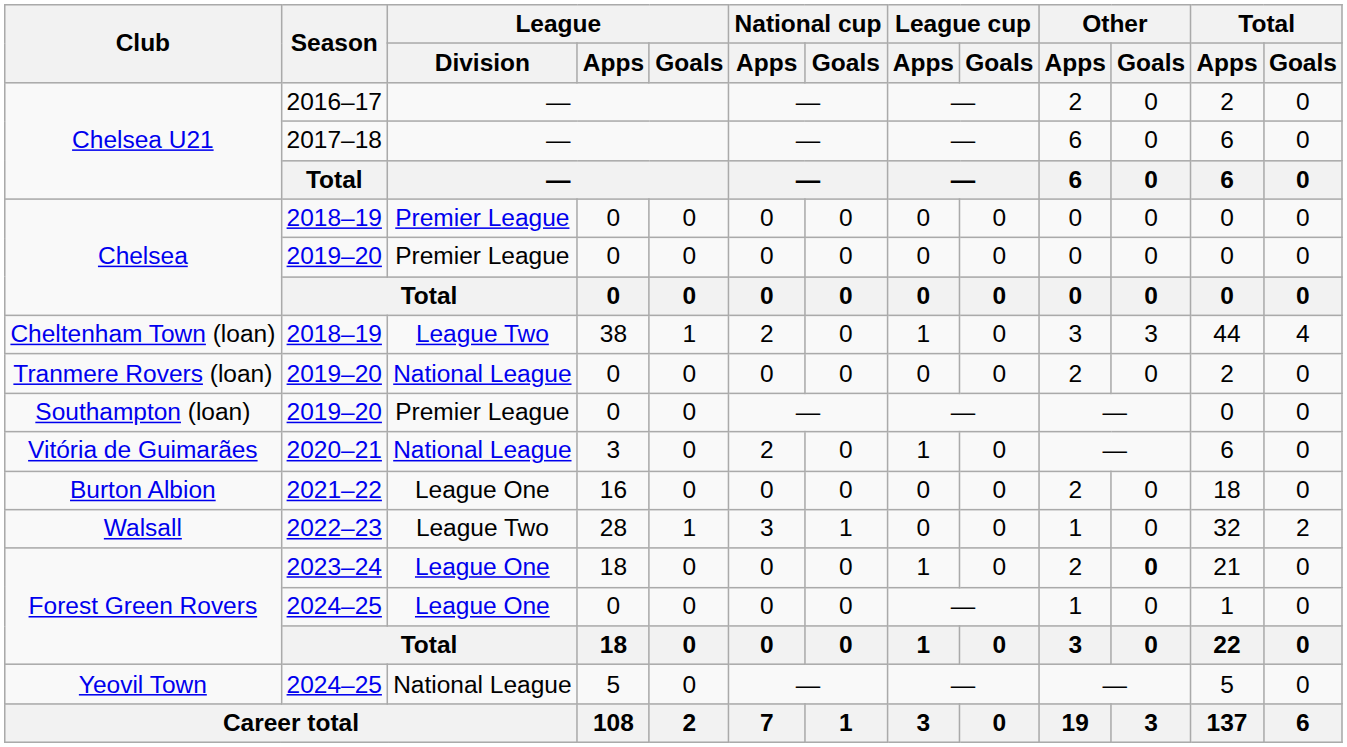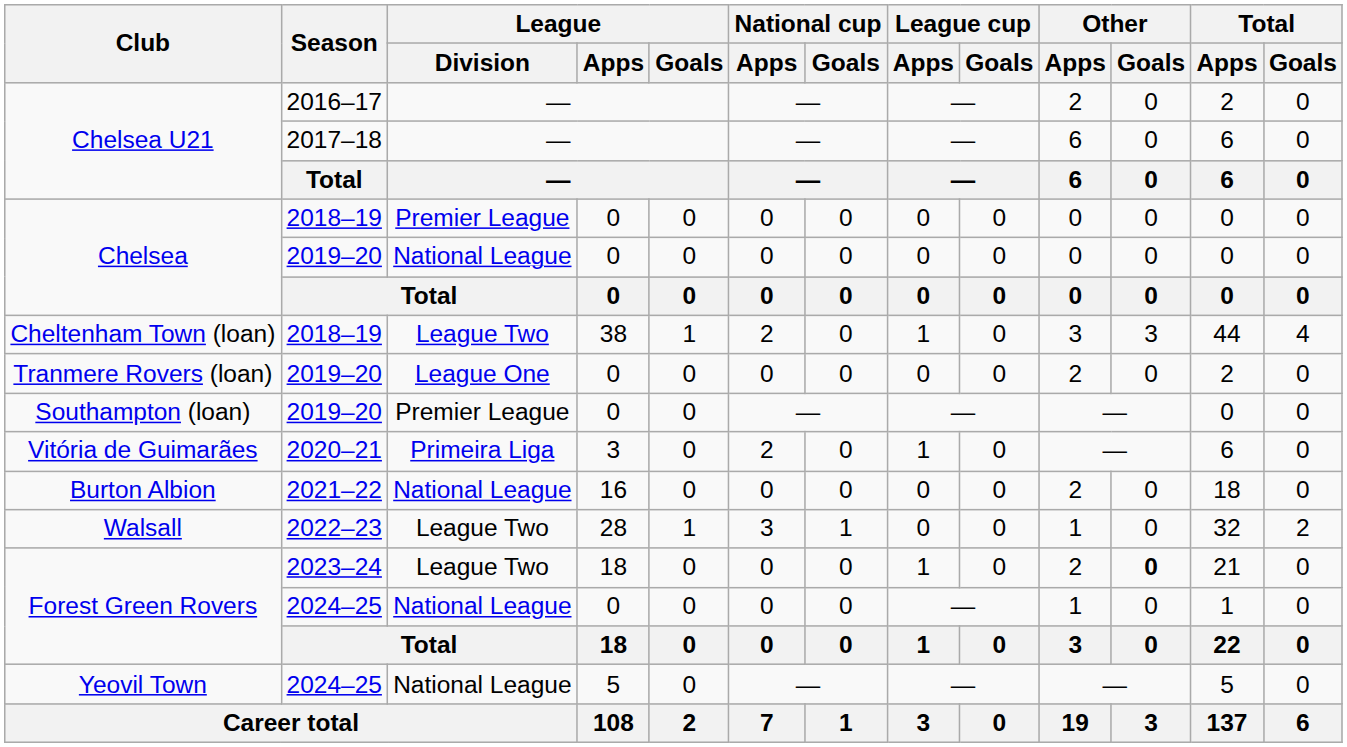(482, 256) Premier League -> (482, 256) National League
(482, 373) National League -> (482, 373) League One
(482, 450) National League -> (482, 450) Primeira Liga
(482, 489) League One -> (482, 489) National League
(482, 567) League One -> (482, 567) League Two
(482, 606) League One -> (482, 606) National League
